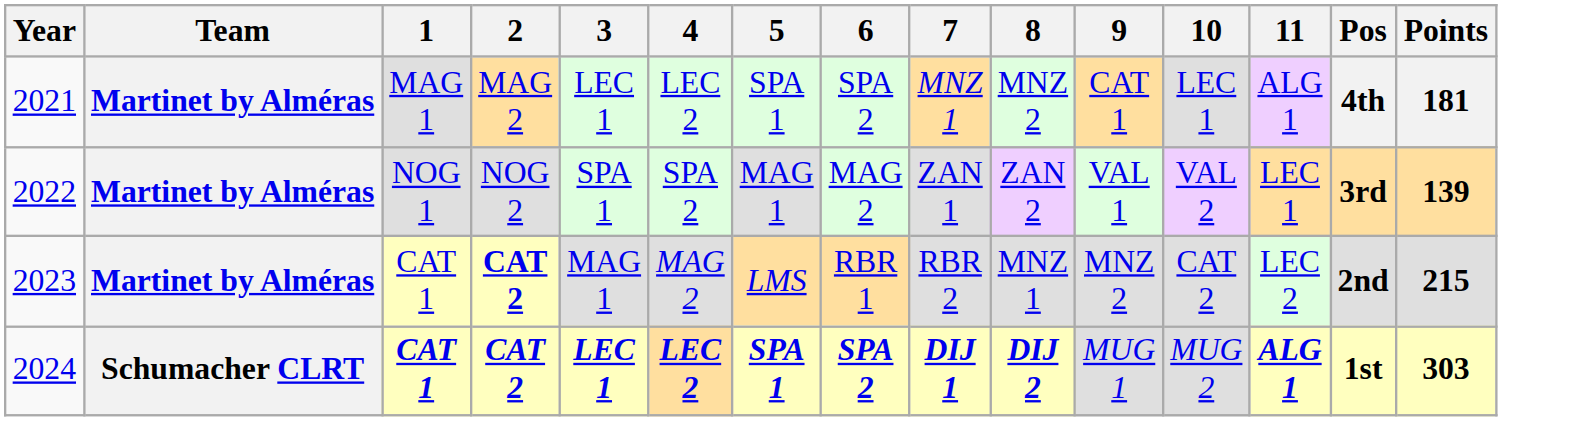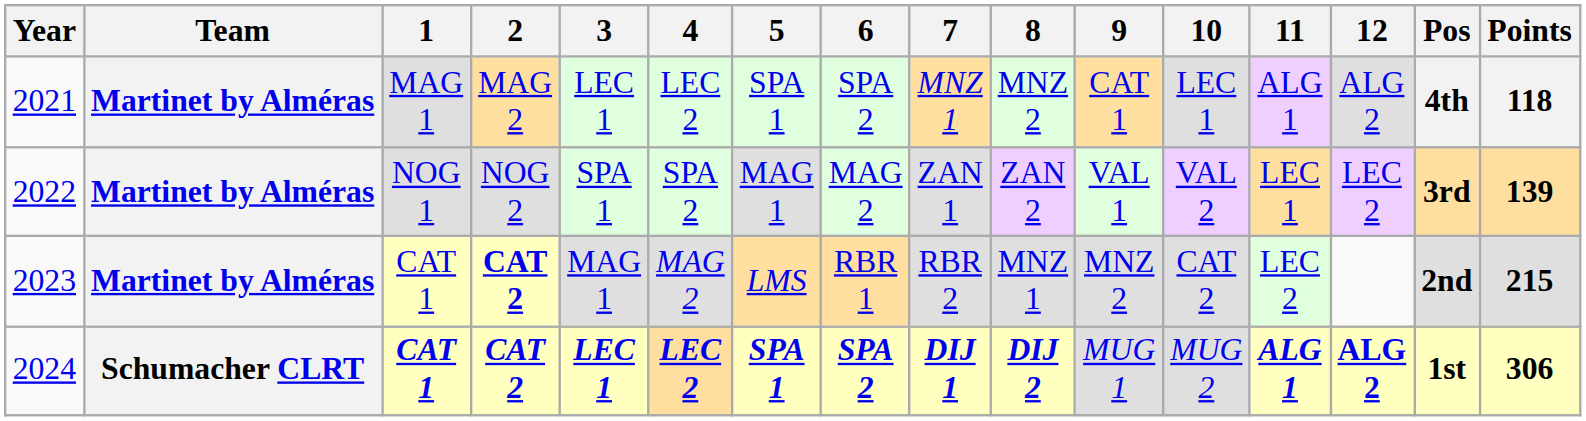+ column: (1372, 30)
(1446, 101) 181 -> (1530, 101) 118
(1446, 369) 303 -> (1530, 369) 306
